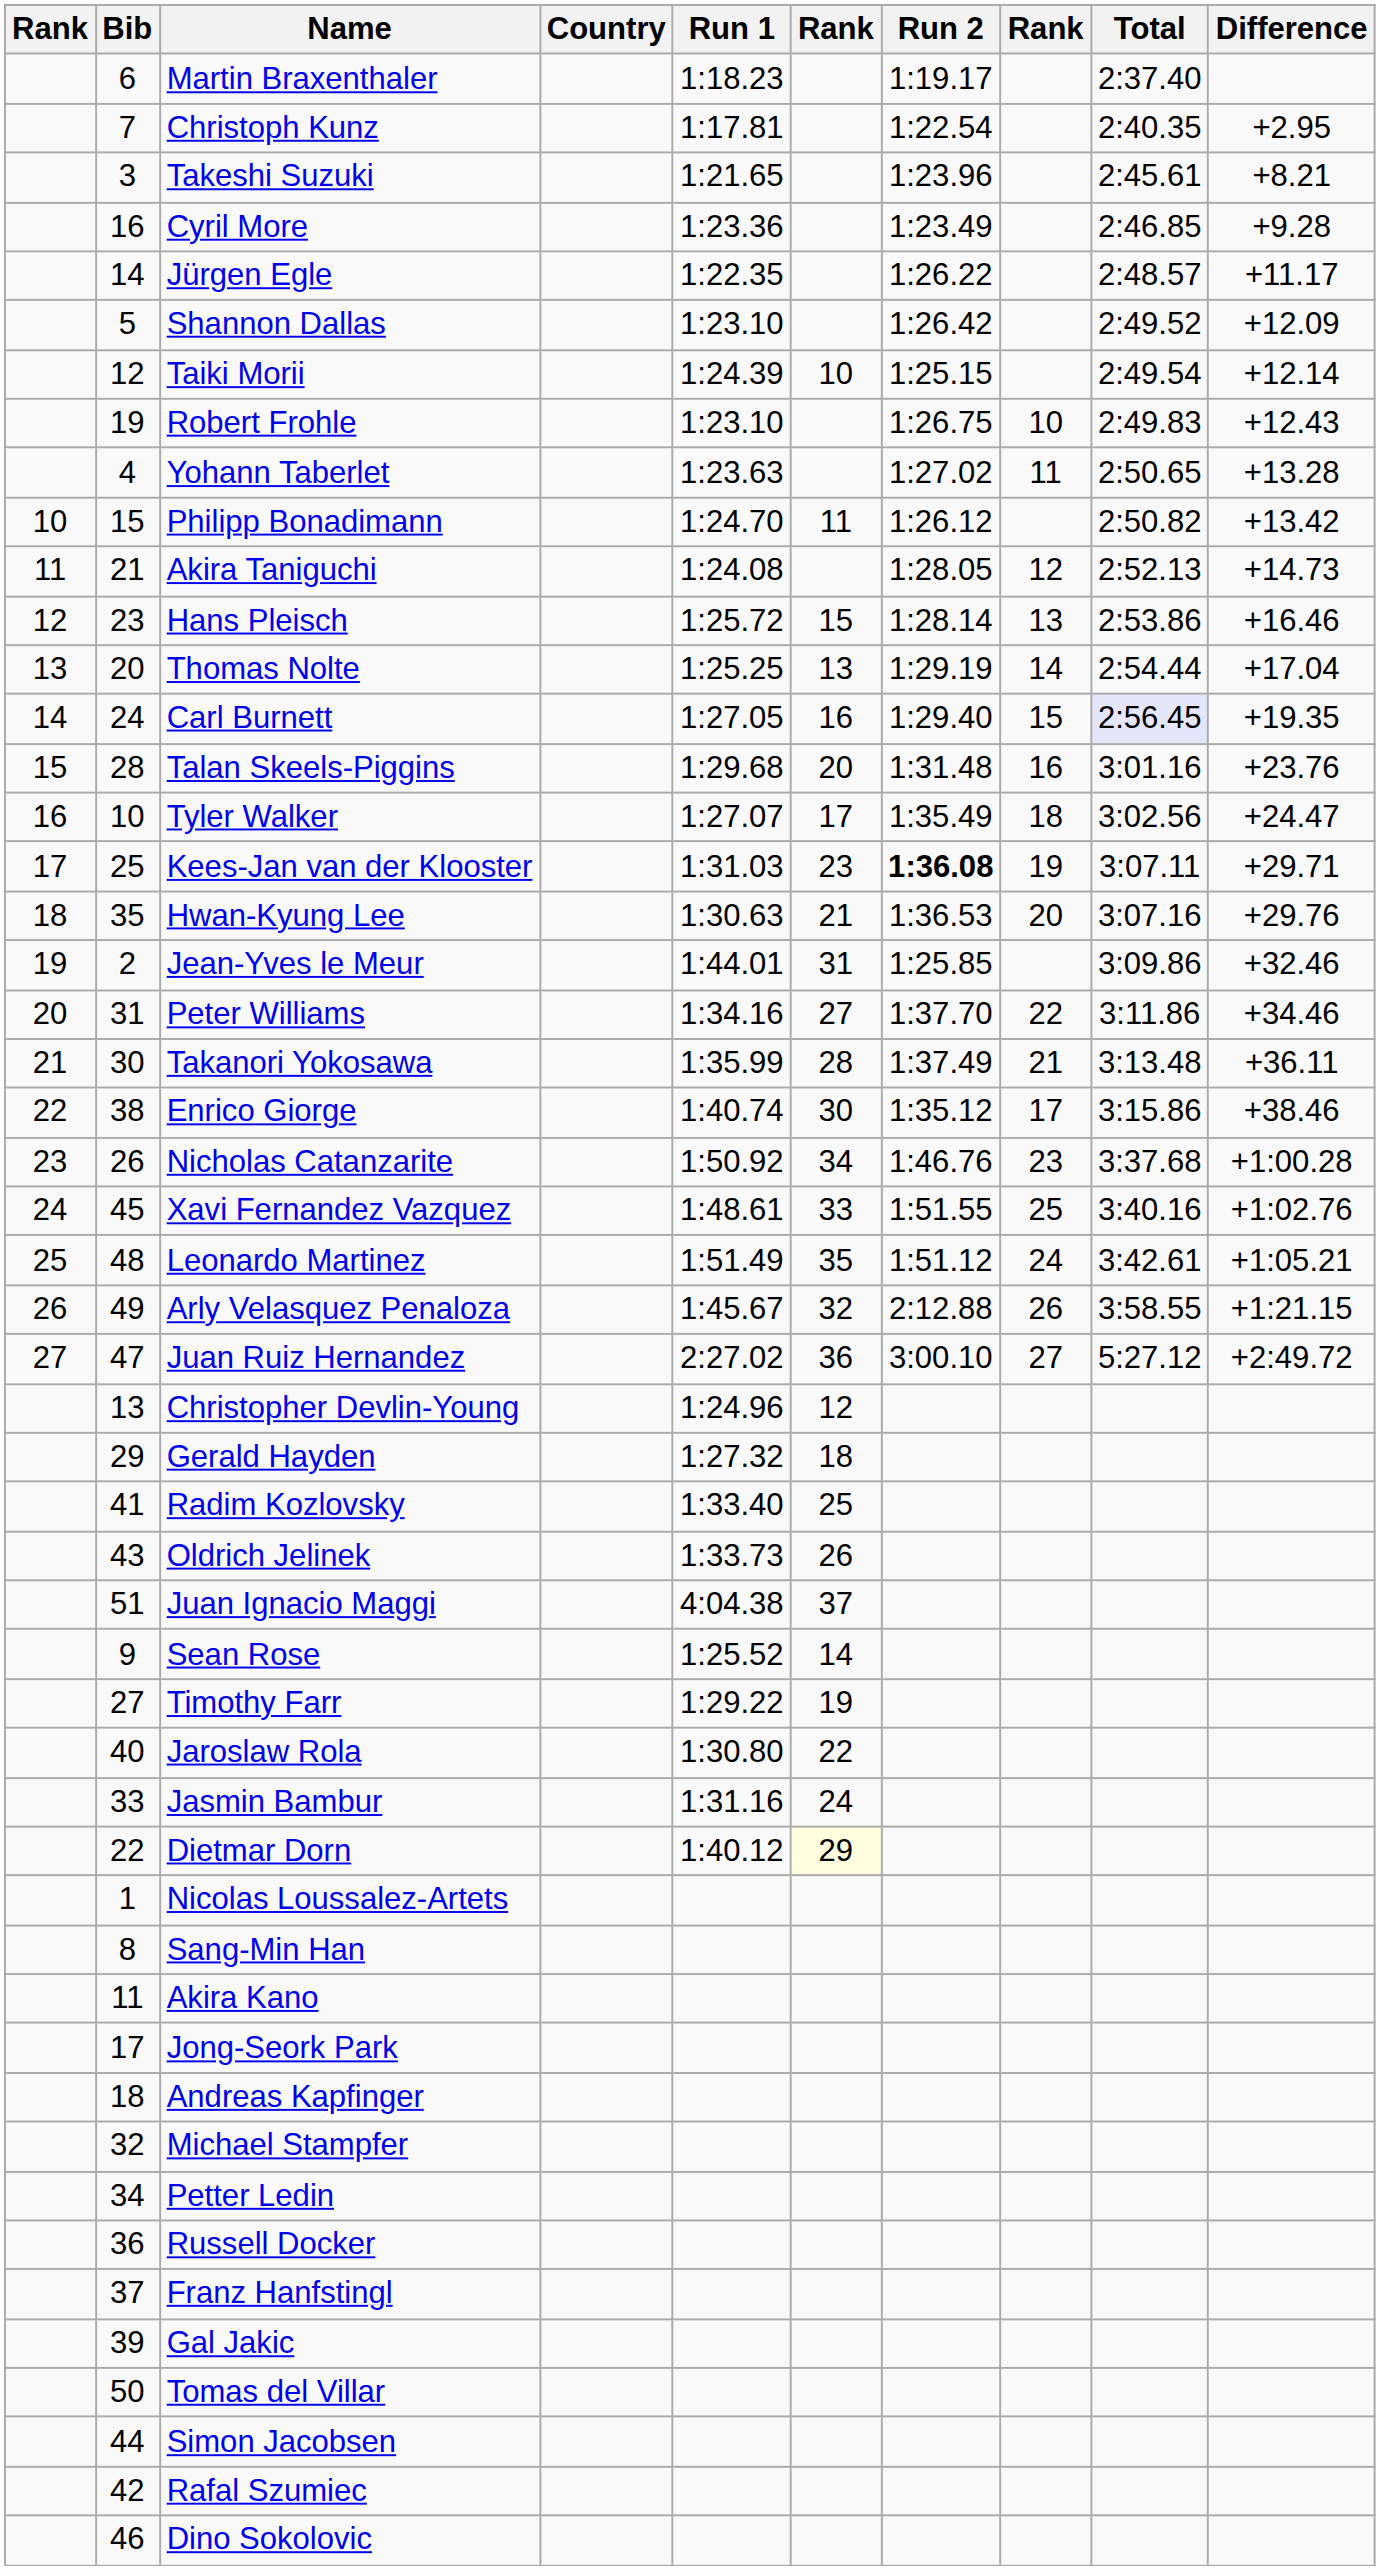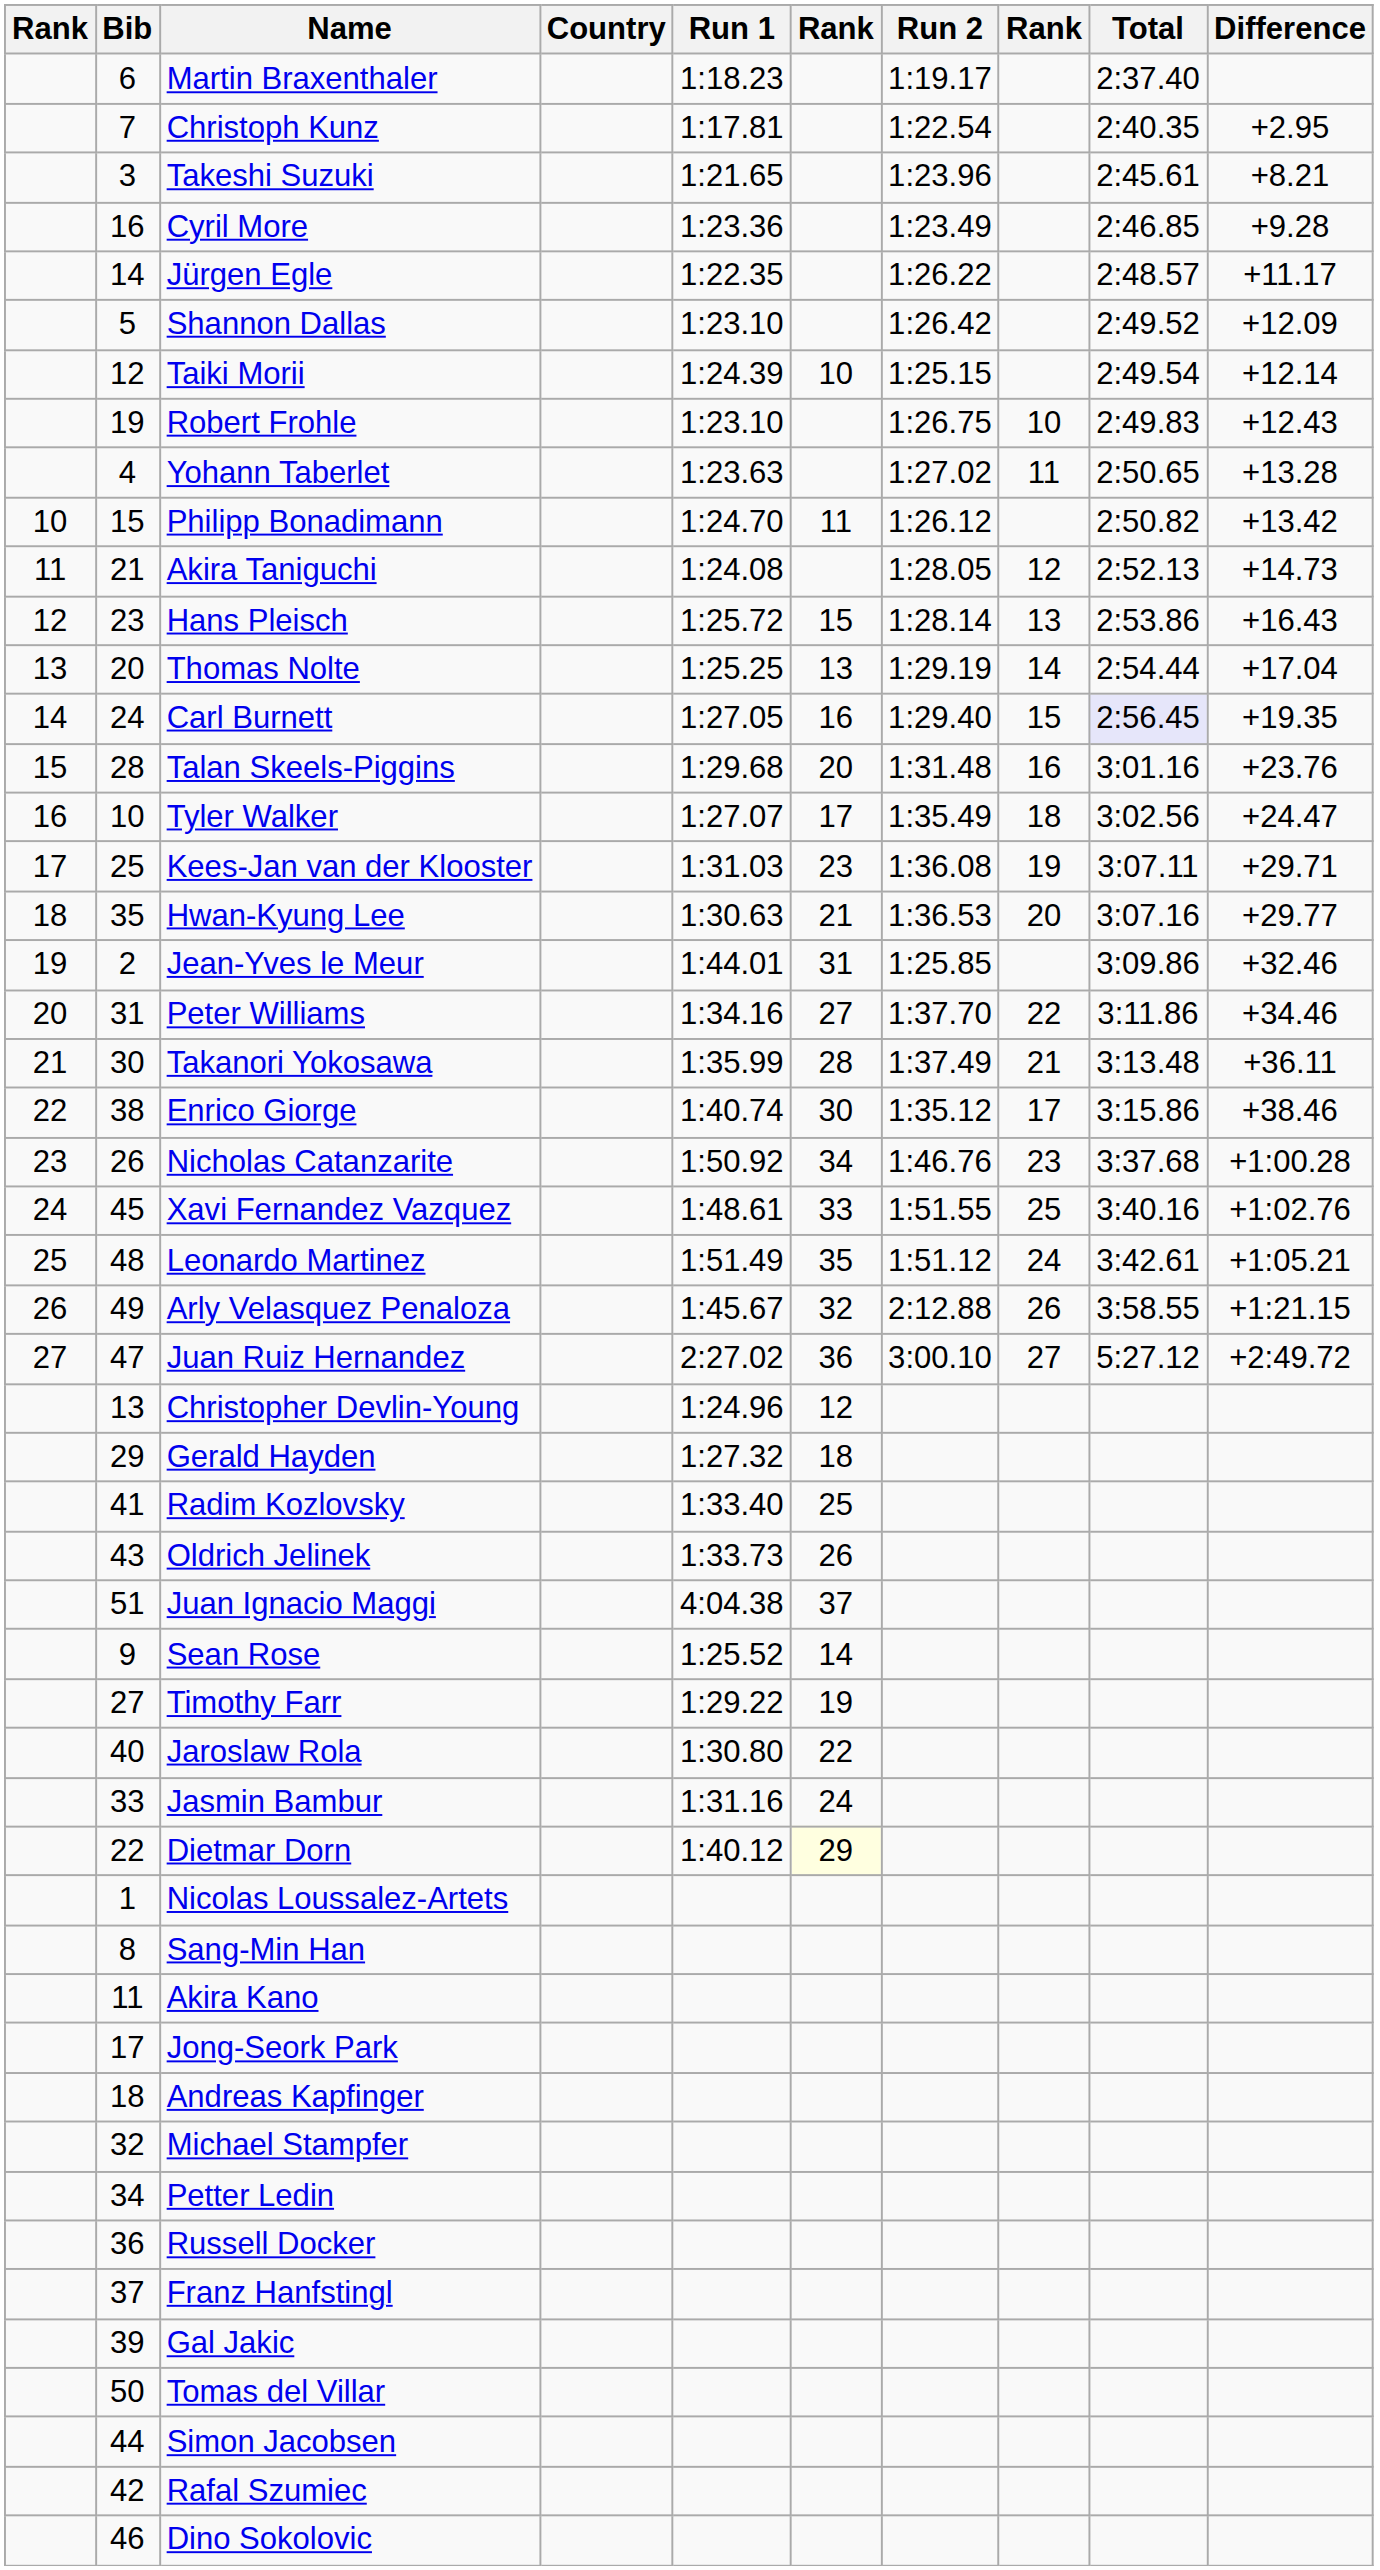(1292, 619) +16.46 -> (1290, 619) +16.43
(941, 865) bold -> (940, 865) normal
(1292, 915) +29.76 -> (1290, 915) +29.77
